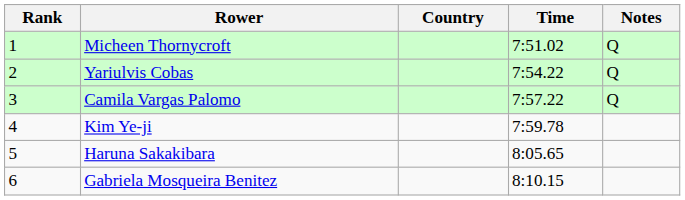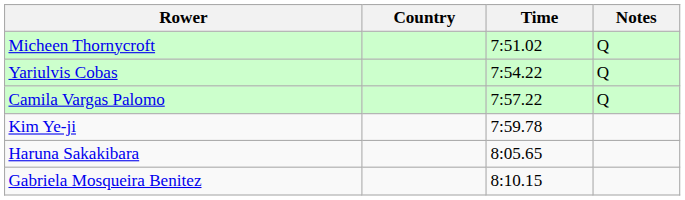- column: (42, 18)
